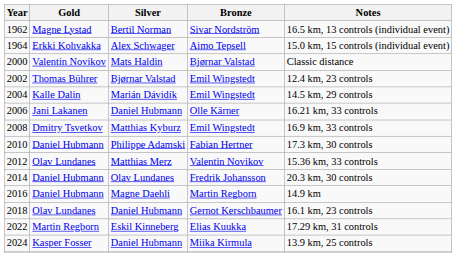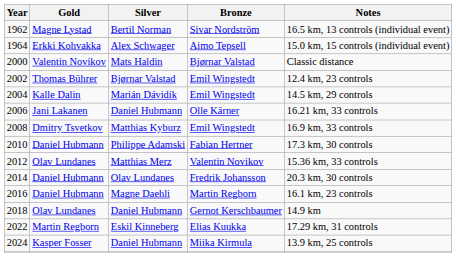(304, 194) 14.9 km -> (330, 194) 16.1 km, 23 controls
(330, 210) 16.1 km, 23 controls -> (304, 210) 14.9 km
